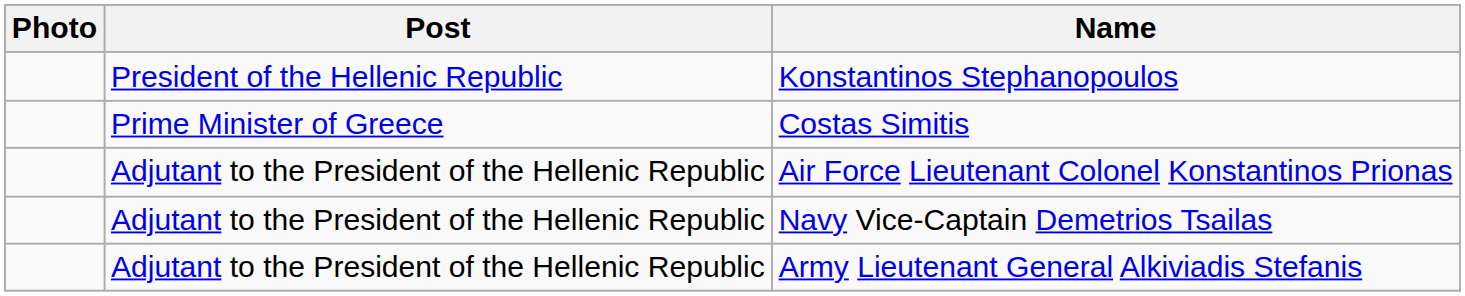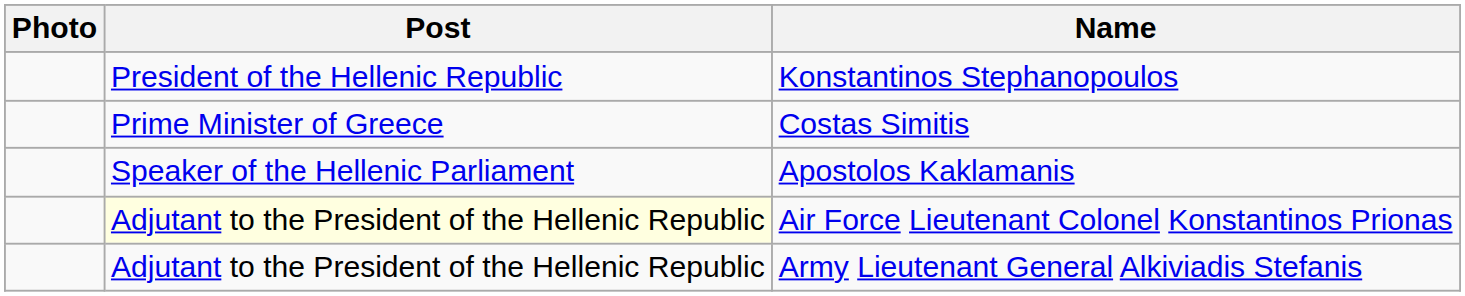+ row: (927, 171)
(438, 171) no background -> (438, 219) lightyellow background
- row: (1026, 219)
